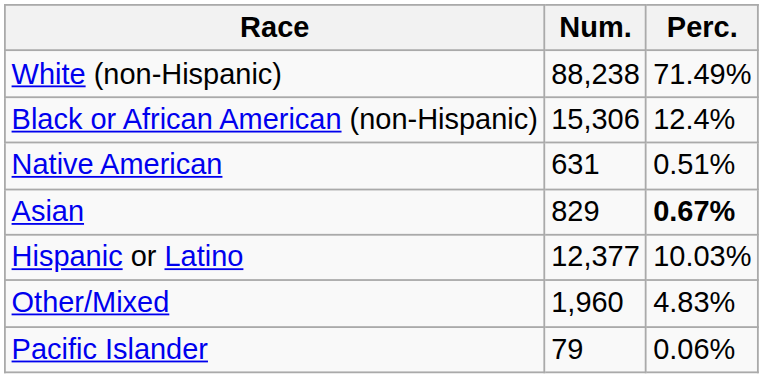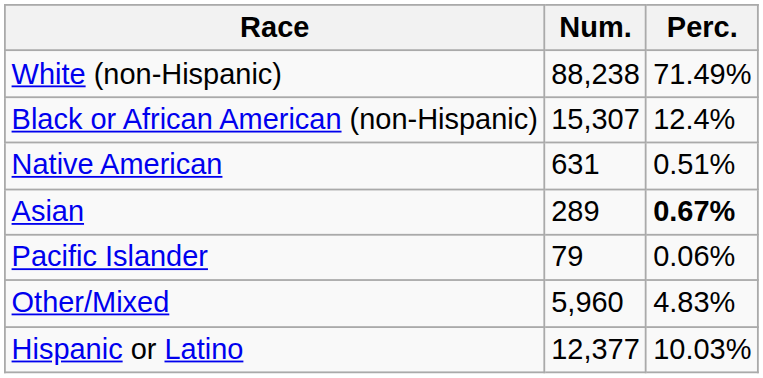(596, 119) 15,306 -> (596, 119) 15,307
(575, 211) 829 -> (575, 211) 289
rows swapped: (110, 348) <-> (127, 257)
(587, 303) 1,960 -> (587, 303) 5,960
